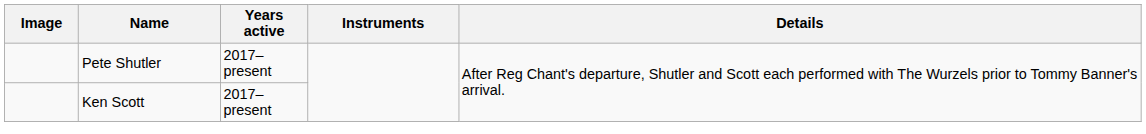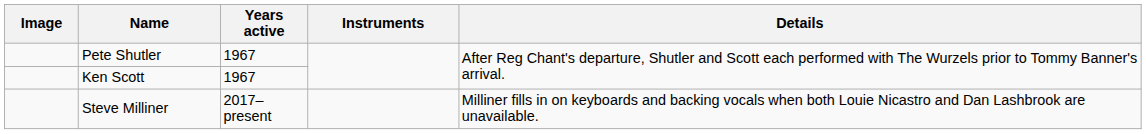(248, 63) 2017–present -> (240, 54) 1967
(248, 102) 2017–present -> (240, 77) 1967
+ row: (125, 108)
